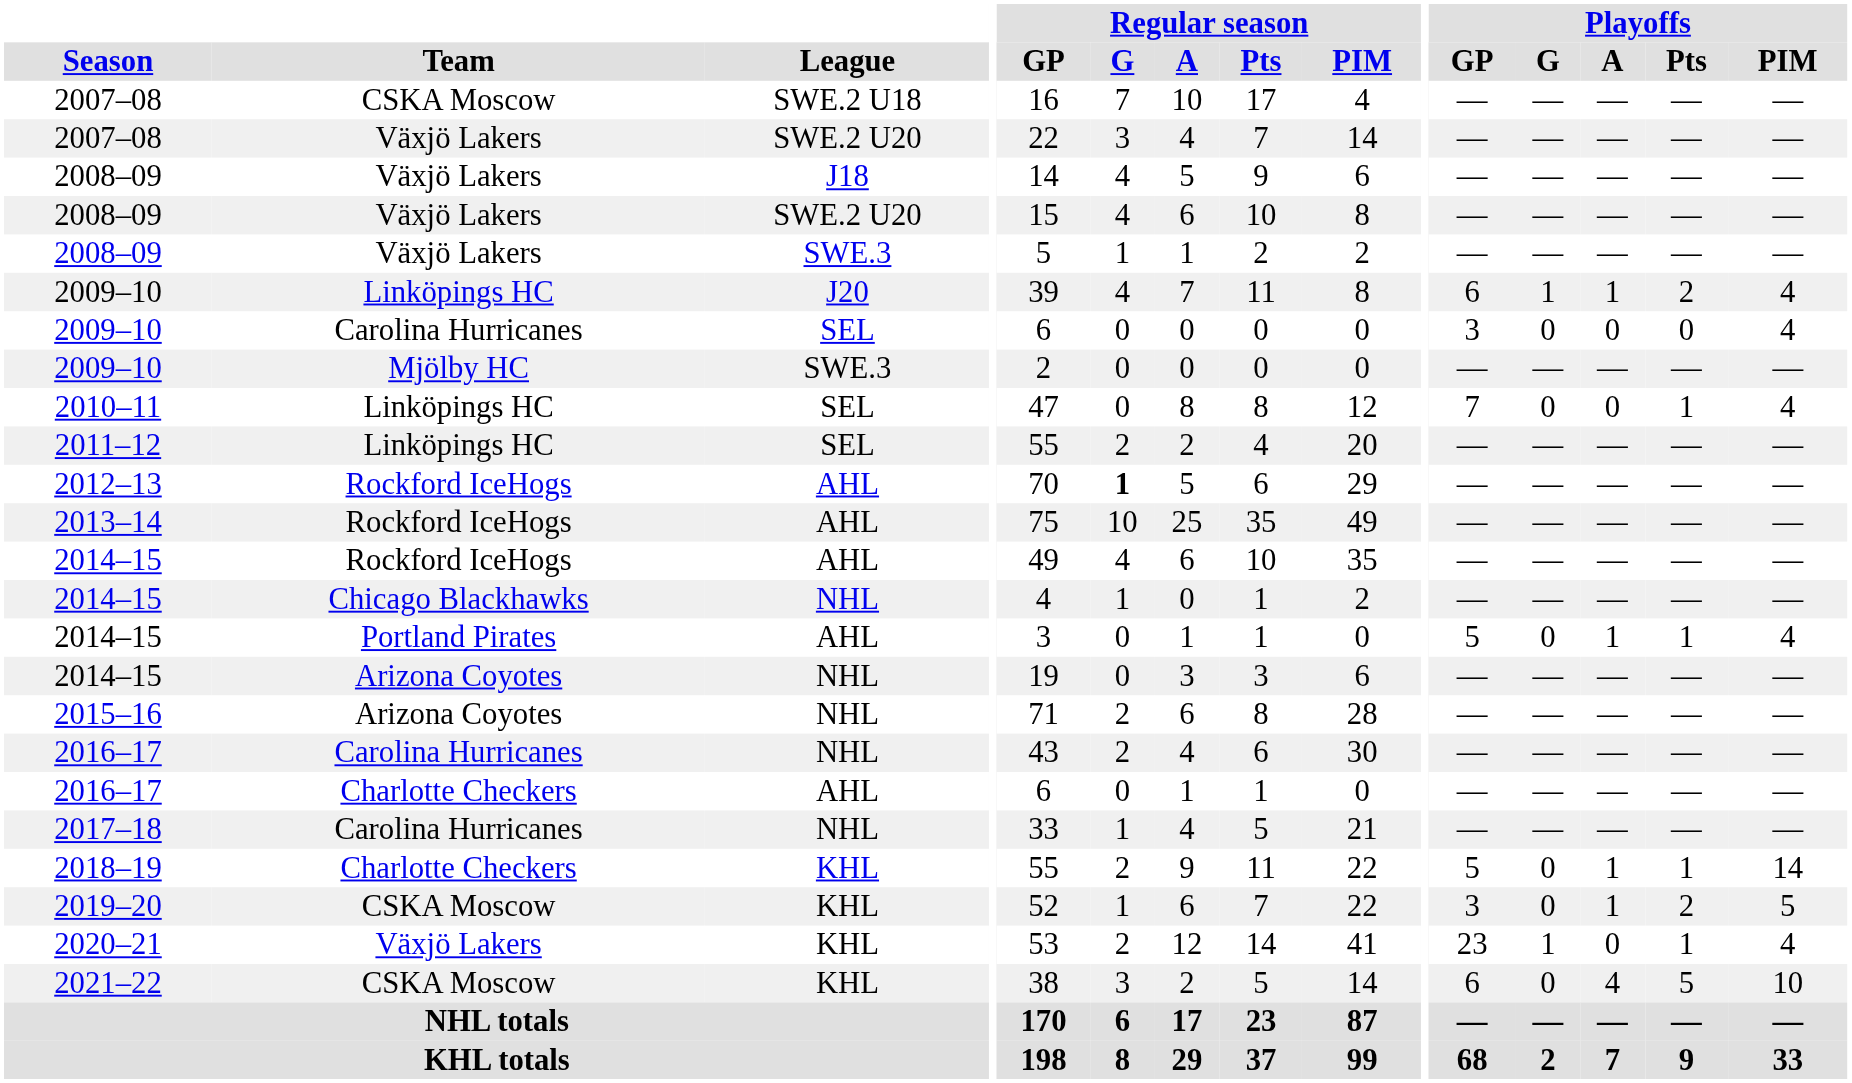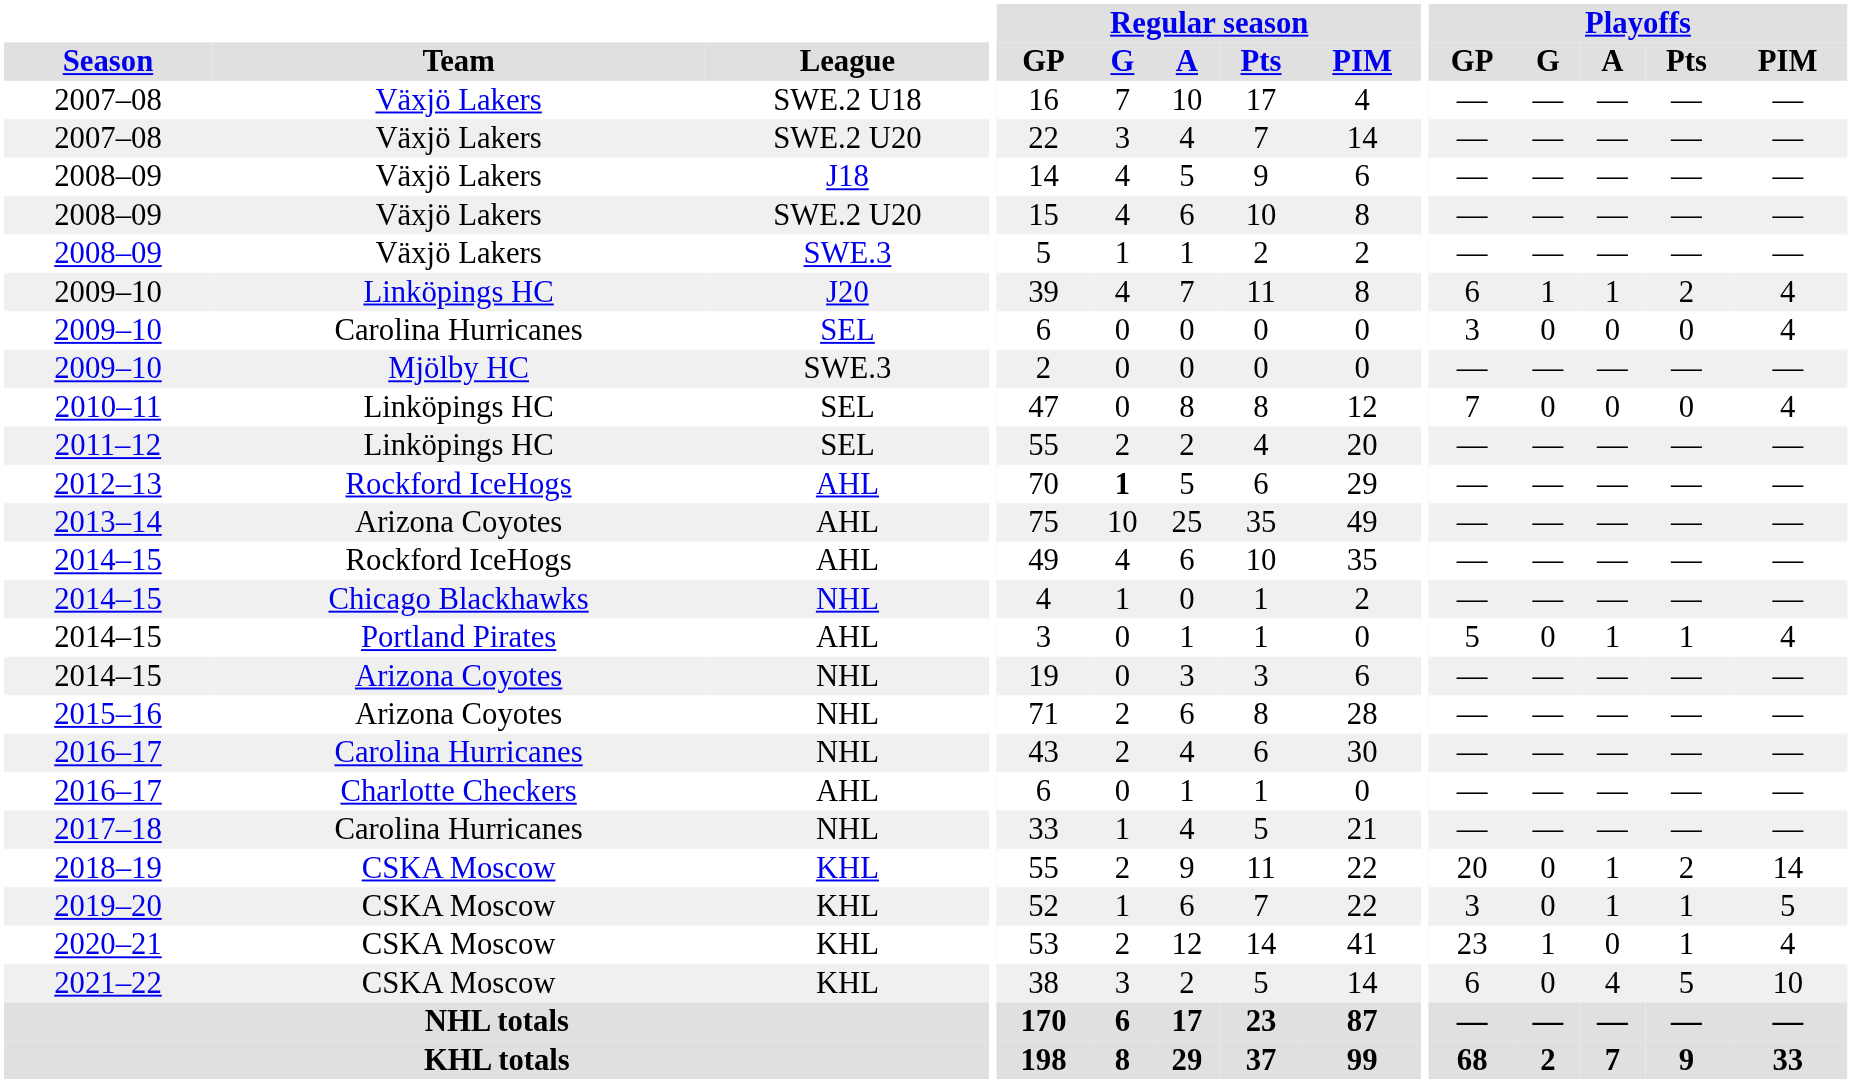(459, 99) CSKA Moscow -> (459, 99) Växjö Lakers
(1686, 406) 1 -> (1686, 406) 0
(459, 521) Rockford IceHogs -> (459, 521) Arizona Coyotes
(459, 867) Charlotte Checkers -> (459, 867) CSKA Moscow
(1472, 867) 5 -> (1472, 867) 20
(1686, 867) 1 -> (1686, 867) 2
(1686, 905) 2 -> (1686, 905) 1
(459, 944) Växjö Lakers -> (459, 944) CSKA Moscow
